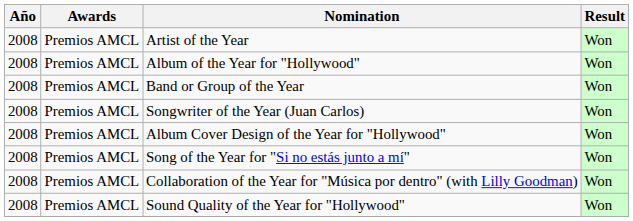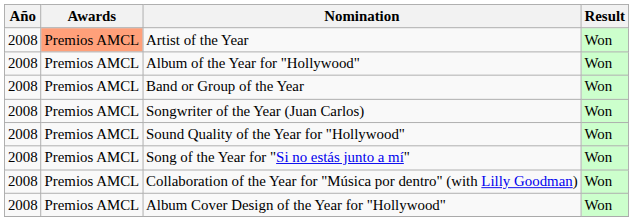(92, 39) no background -> (92, 39) lightsalmon background
rows swapped: (275, 205) <-> (296, 134)
